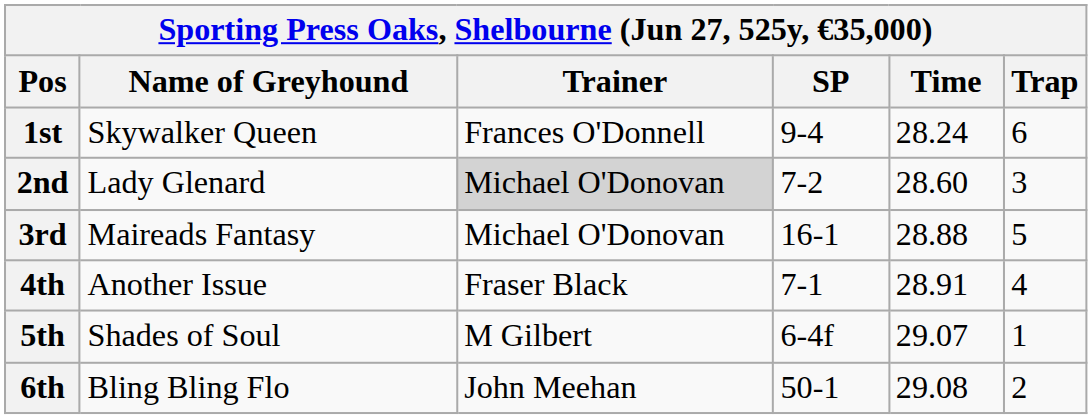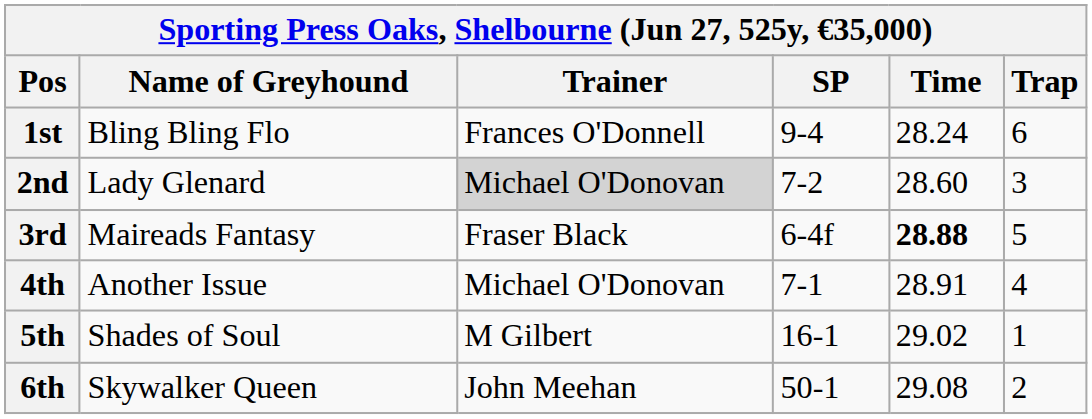(202, 132) Skywalker Queen -> (189, 132) Bling Bling Flo
(594, 234) Michael O'Donovan -> (546, 234) Fraser Black
(810, 234) 16-1 -> (807, 234) 6-4f
(932, 234) normal -> (932, 234) bold
(546, 285) Fraser Black -> (594, 285) Michael O'Donovan
(807, 336) 6-4f -> (810, 336) 16-1
(932, 336) 29.07 -> (932, 336) 29.02
(189, 387) Bling Bling Flo -> (202, 387) Skywalker Queen
